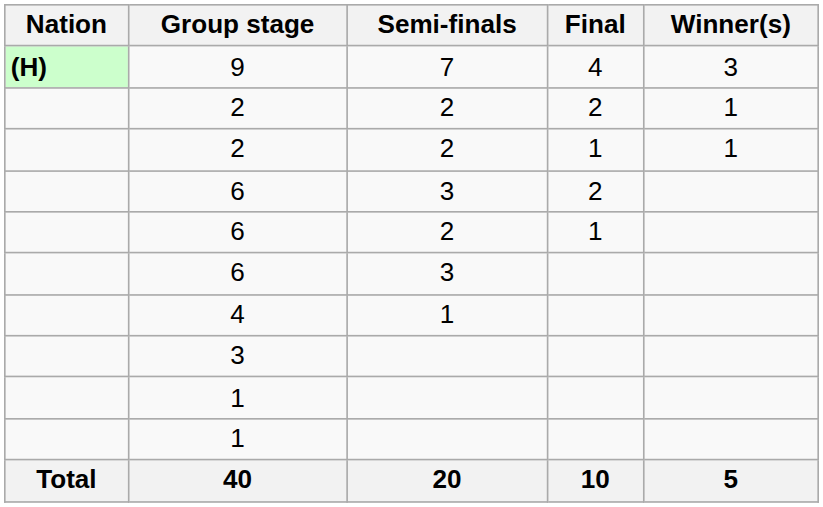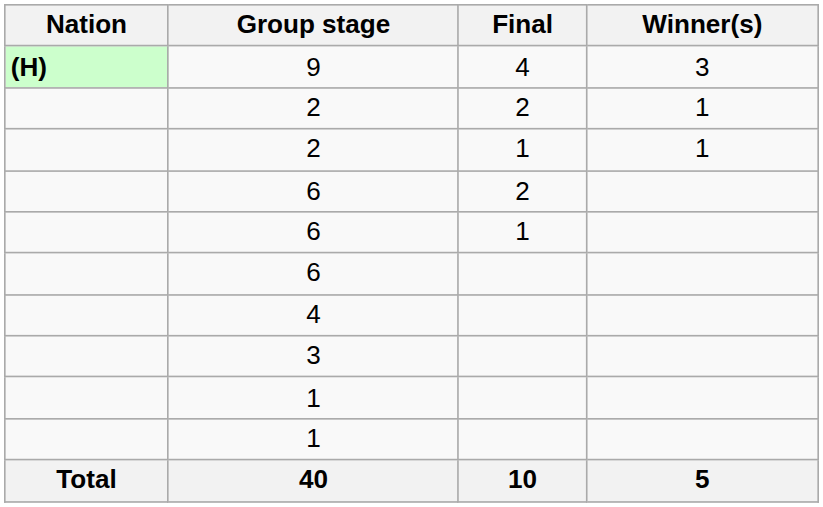- column: (447, 25)
